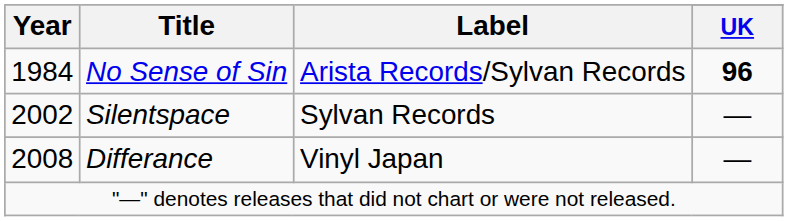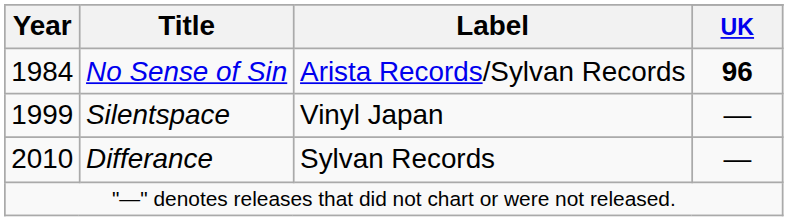(42, 114) 2002 -> (42, 114) 1999
(398, 114) Sylvan Records -> (372, 114) Vinyl Japan
(42, 159) 2008 -> (42, 159) 2010
(372, 159) Vinyl Japan -> (398, 159) Sylvan Records
